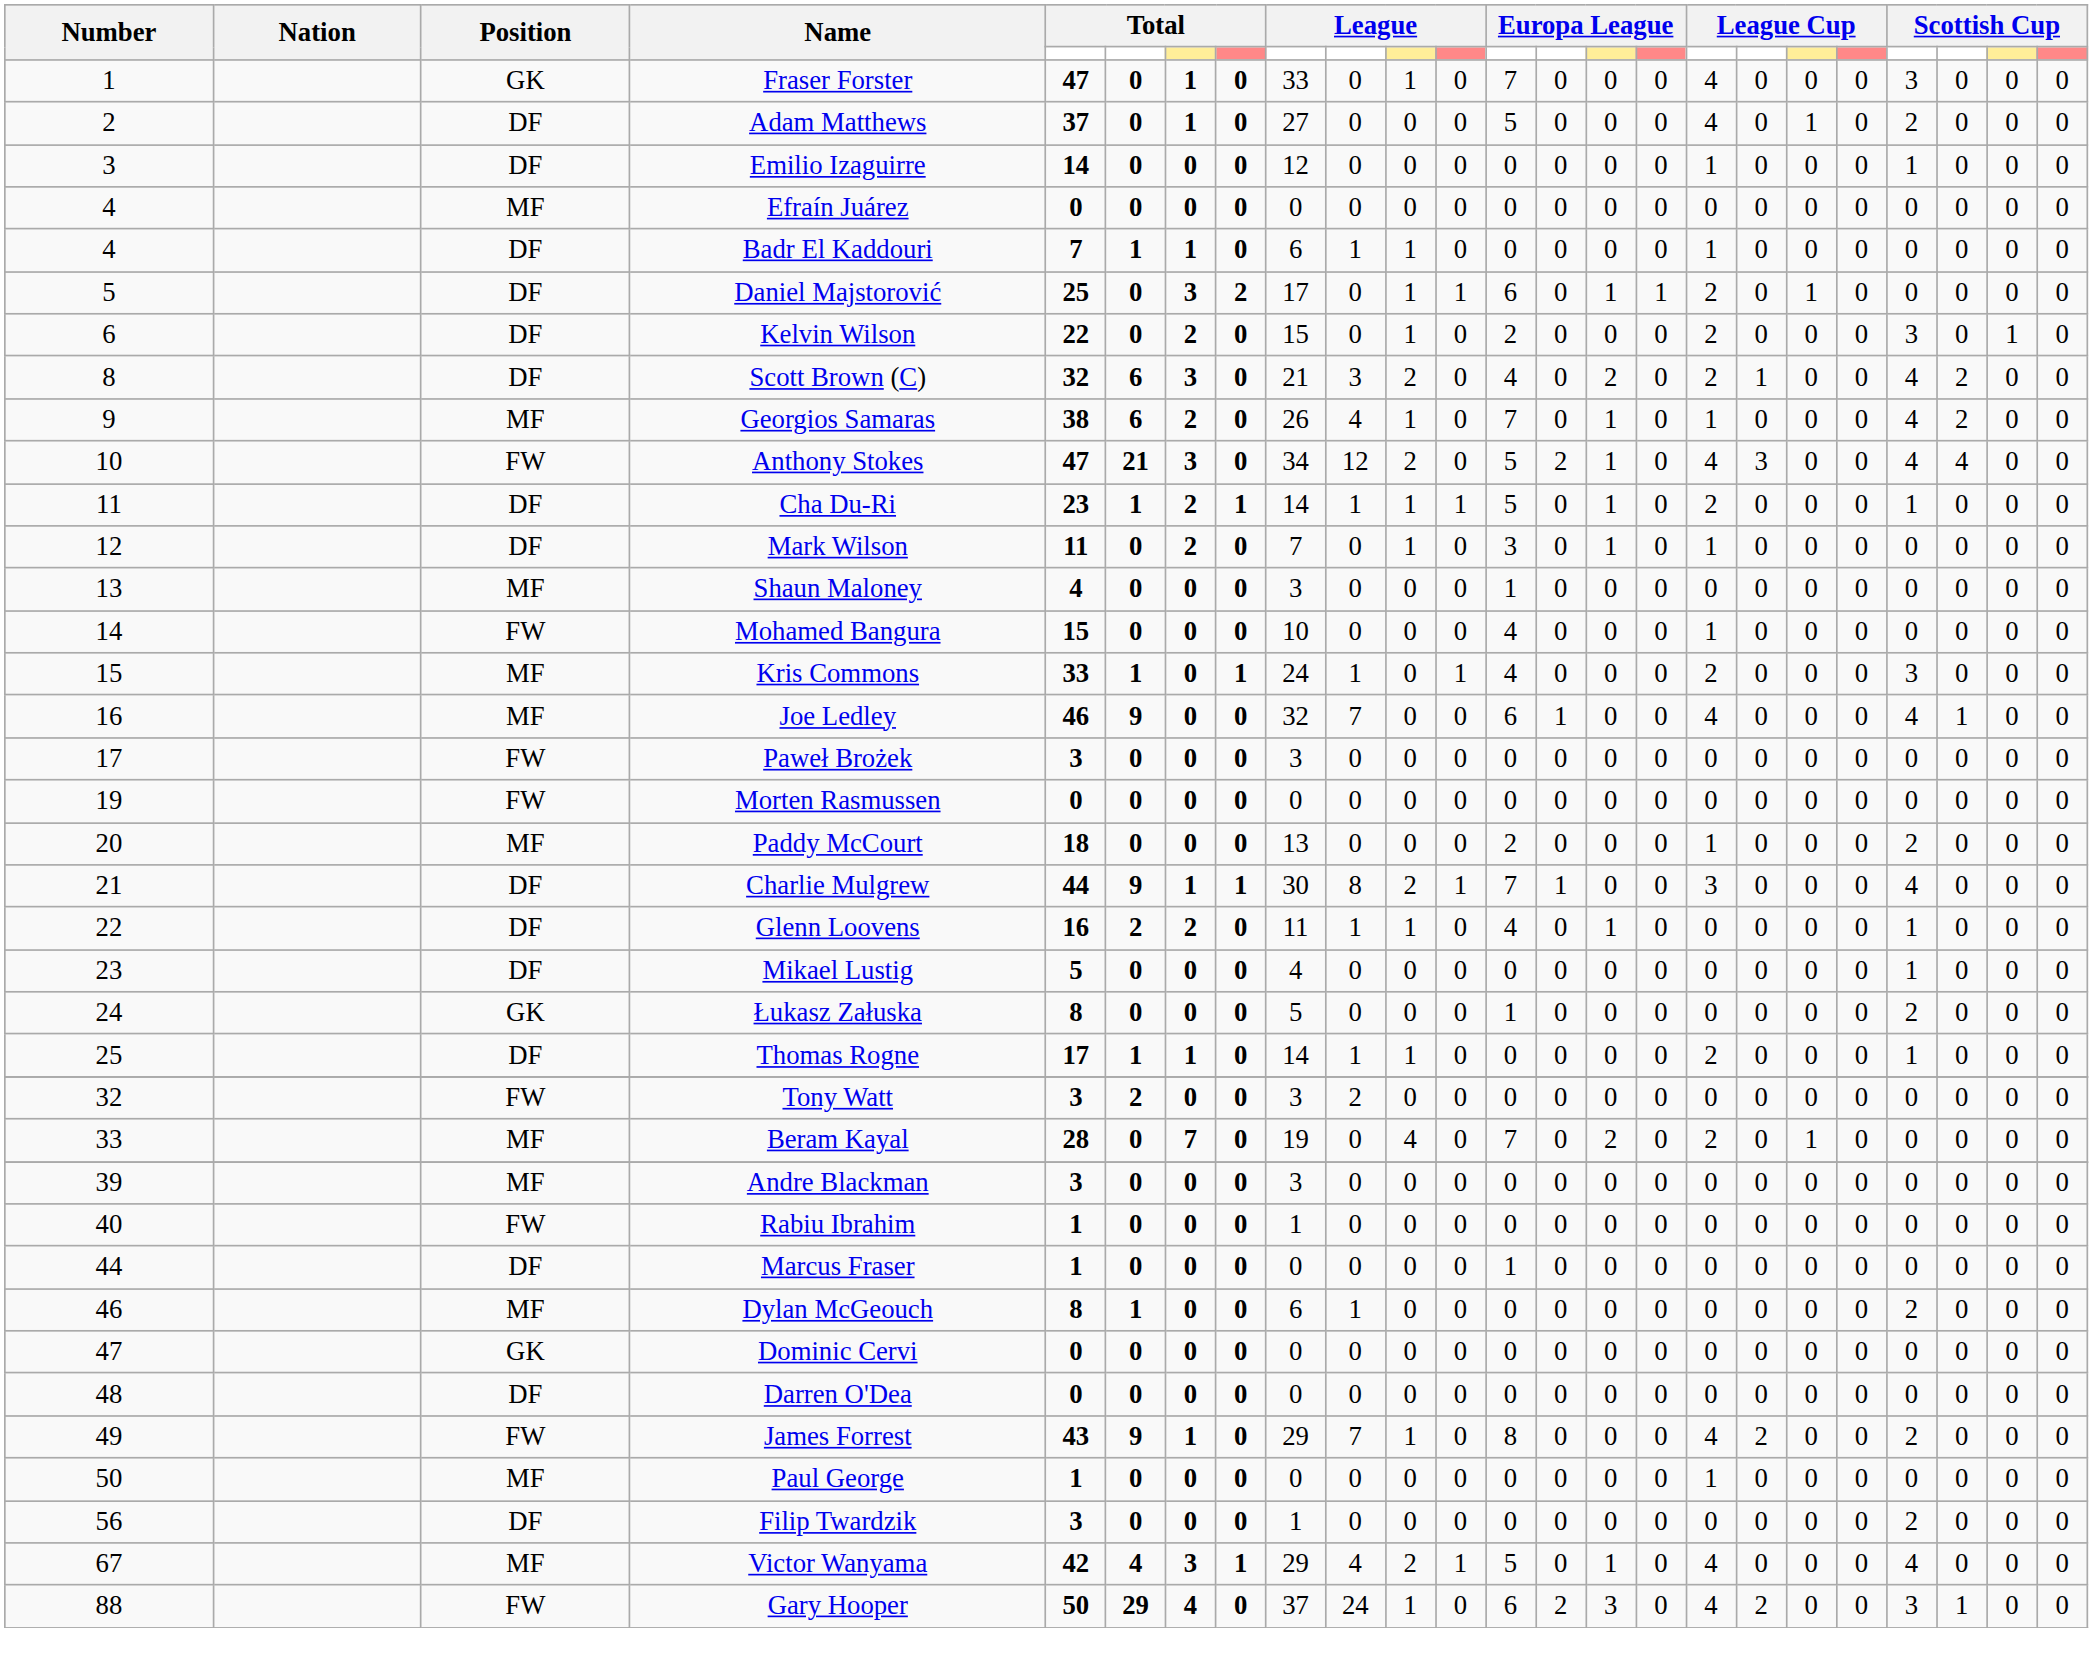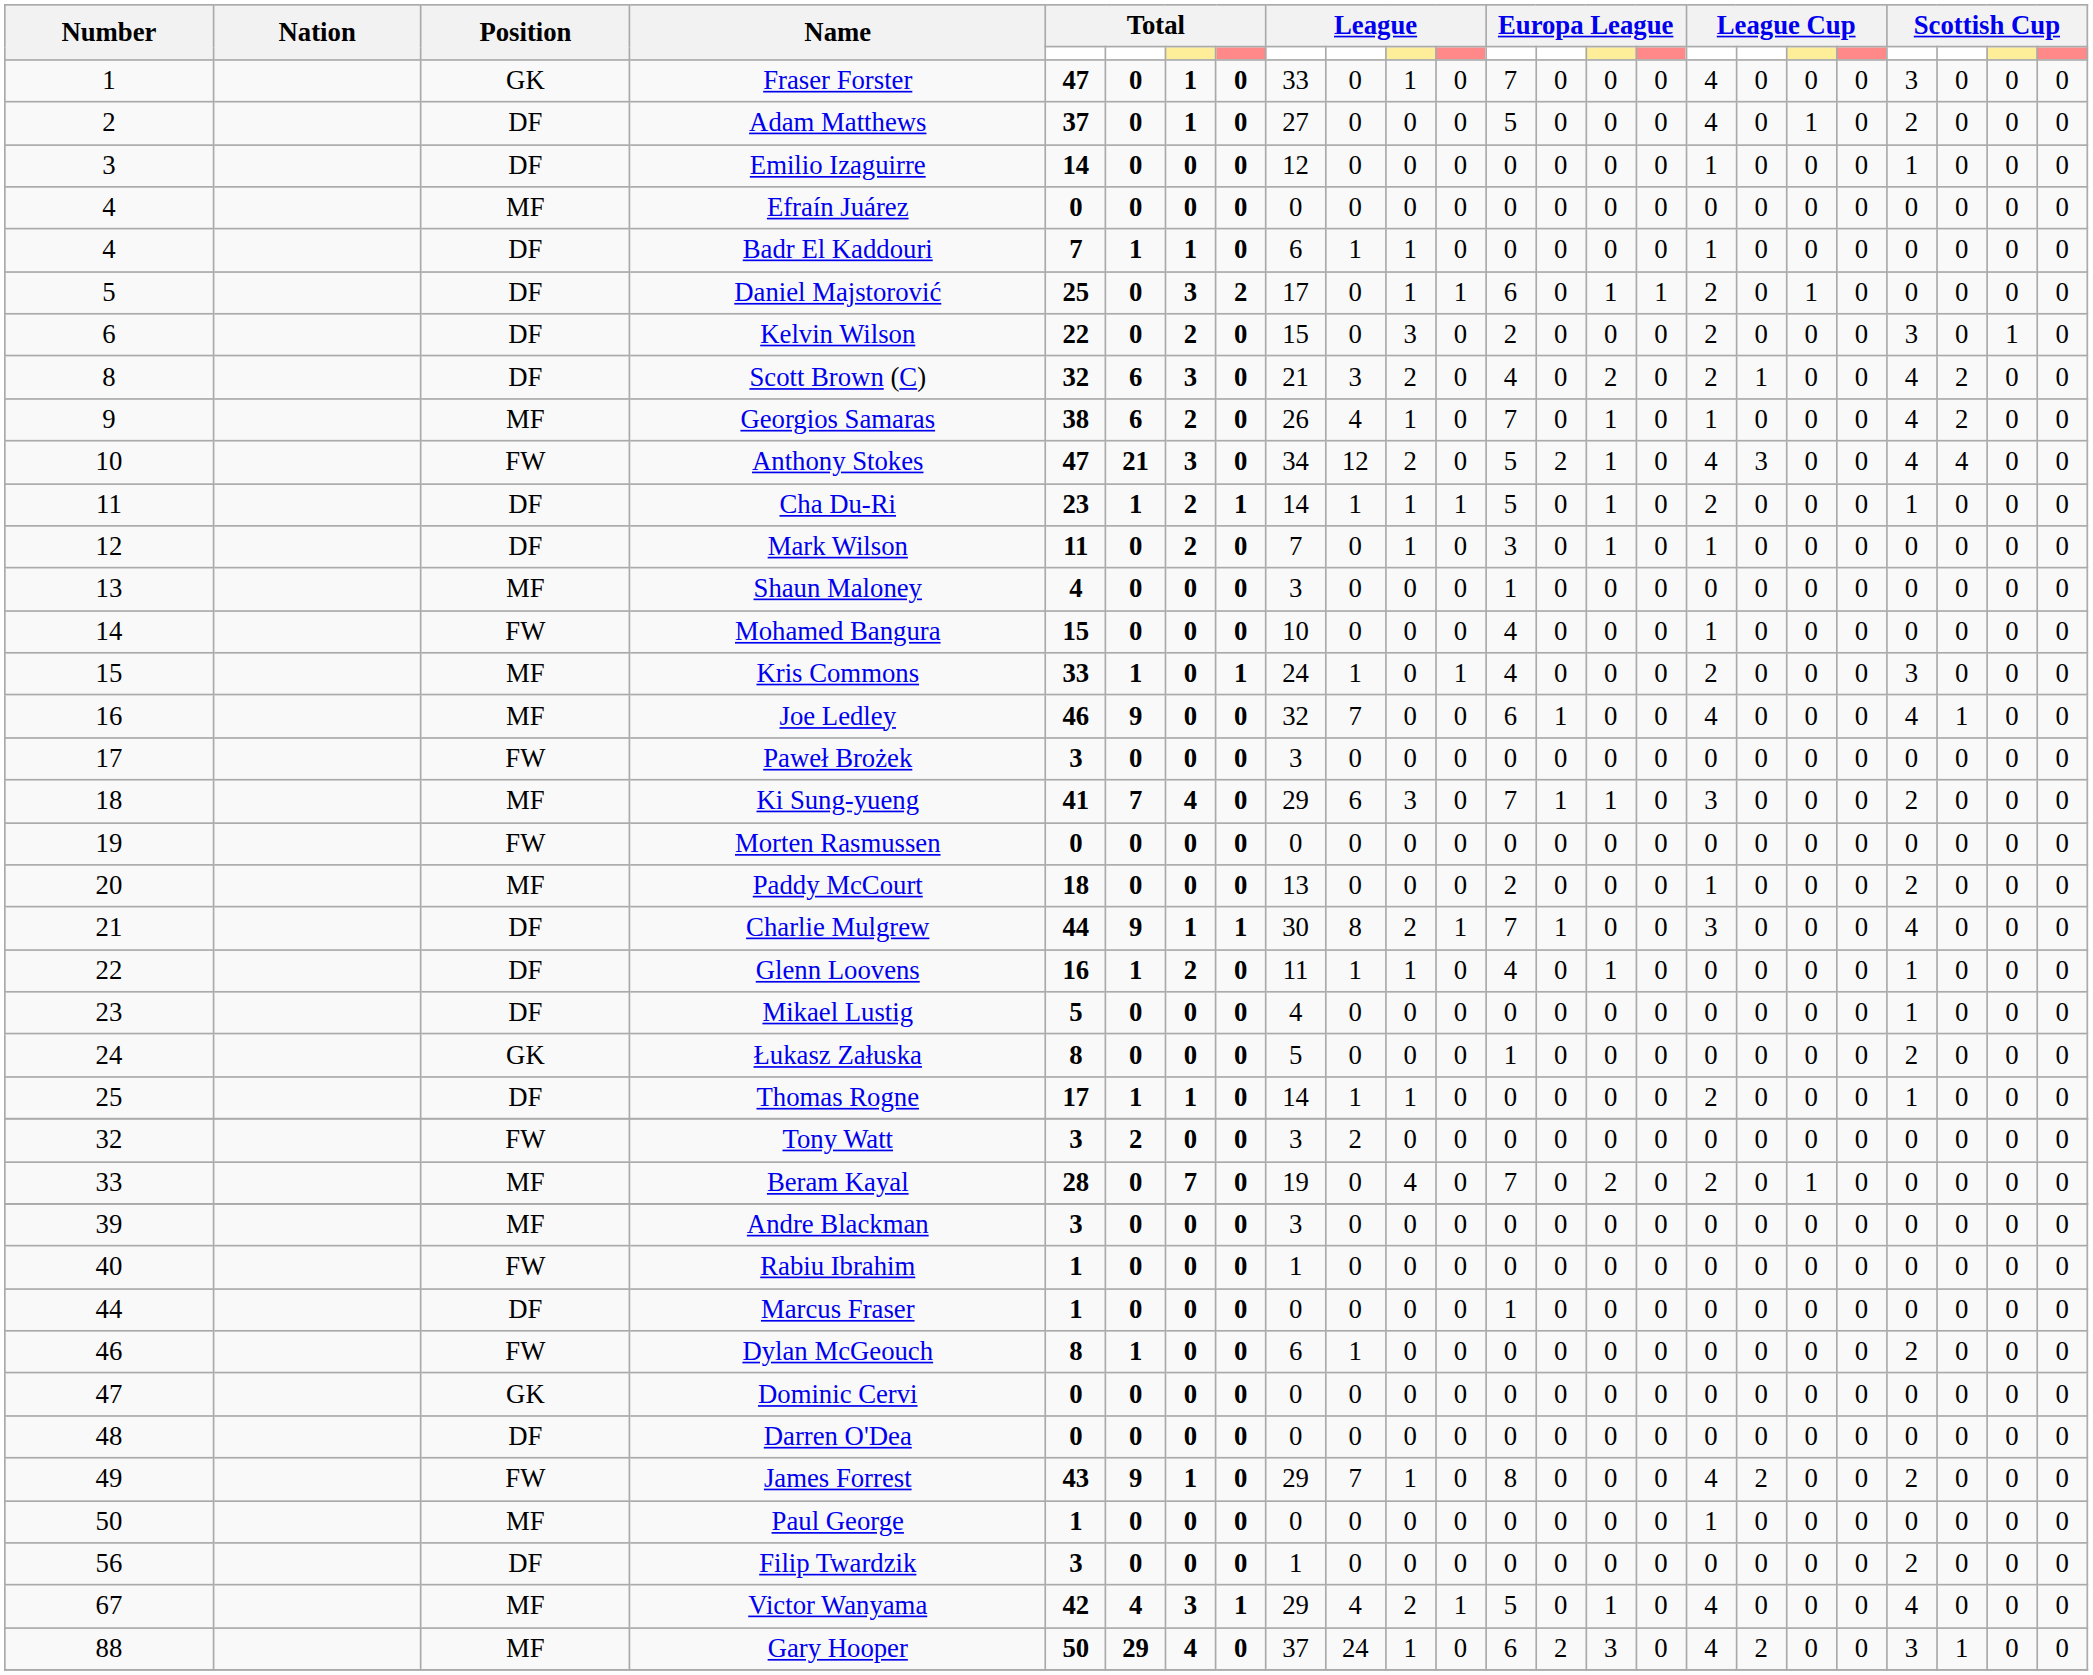(1410, 334) 1 -> (1410, 334) 3
+ row: (838, 800)
(1136, 927) 2 -> (1136, 970) 1
(525, 1309) MF -> (525, 1351) FW
(525, 1605) FW -> (525, 1648) MF
